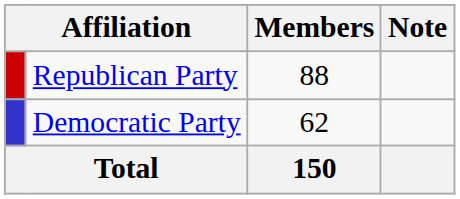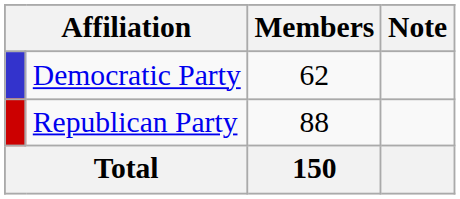rows swapped: (135, 74) <-> (137, 121)
